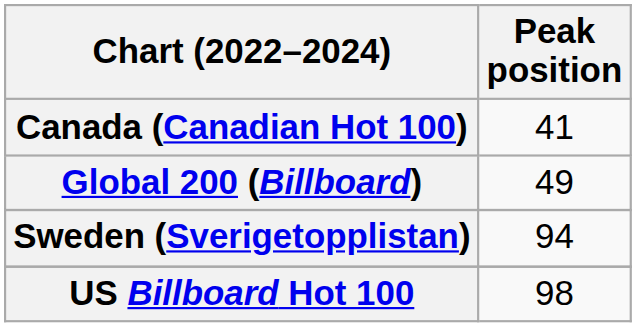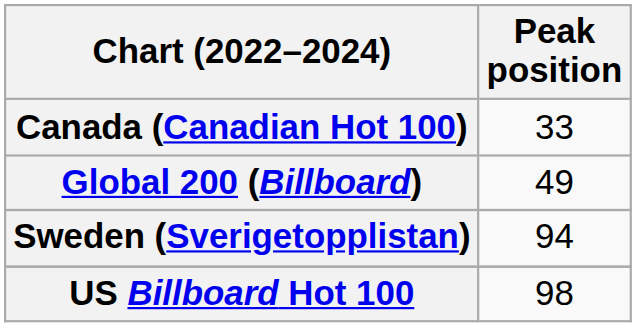(554, 126) 41 -> (554, 126) 33
